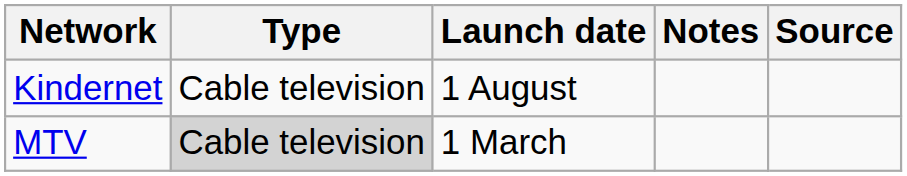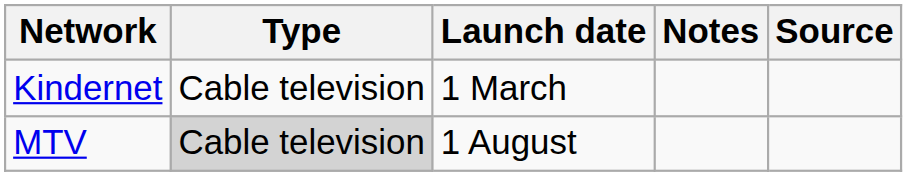(509, 87) 1 August -> (504, 87) 1 March
(504, 142) 1 March -> (509, 142) 1 August
